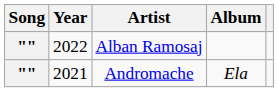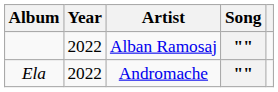columns swapped: (27, 18) <-> (236, 18)
(70, 73) 2021 -> (85, 73) 2022
